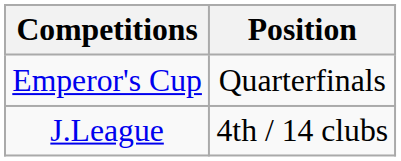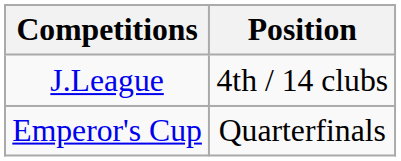rows swapped: (107, 130) <-> (107, 79)
